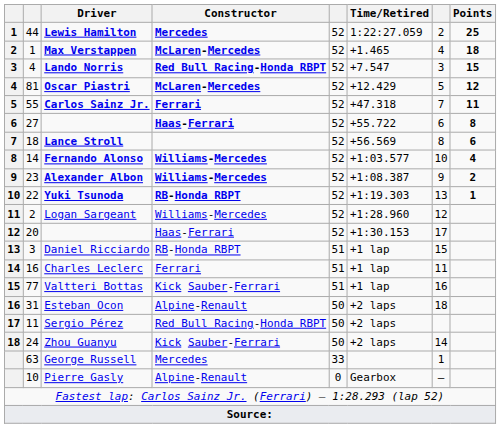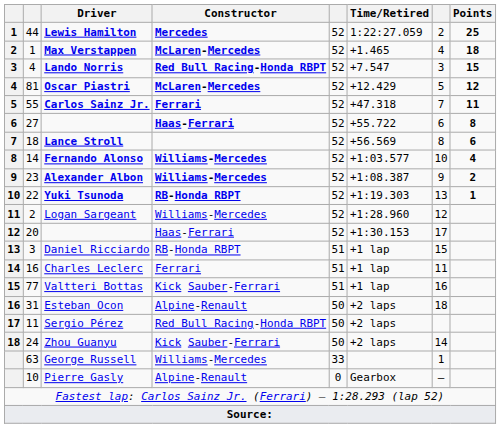(181, 360) Mercedes -> (211, 360) Williams-Mercedes
